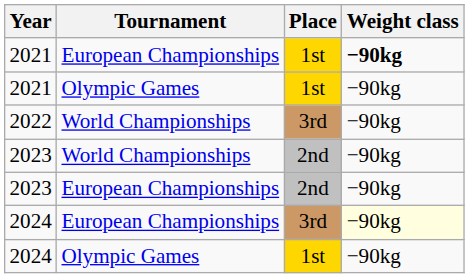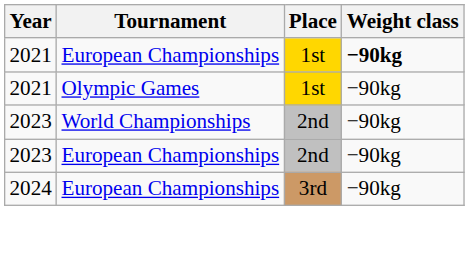- row: (31, 121)
(374, 222) lightyellow background -> (374, 188) no background
- row: (31, 255)
